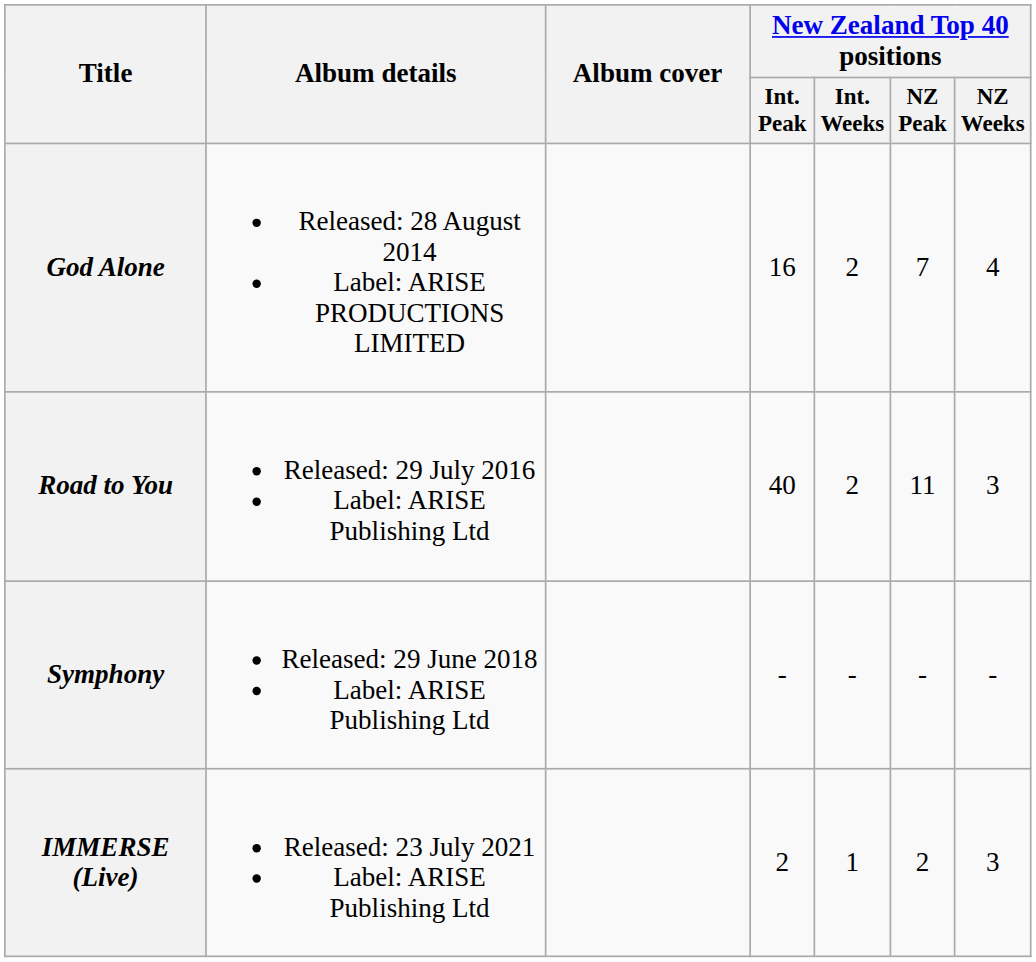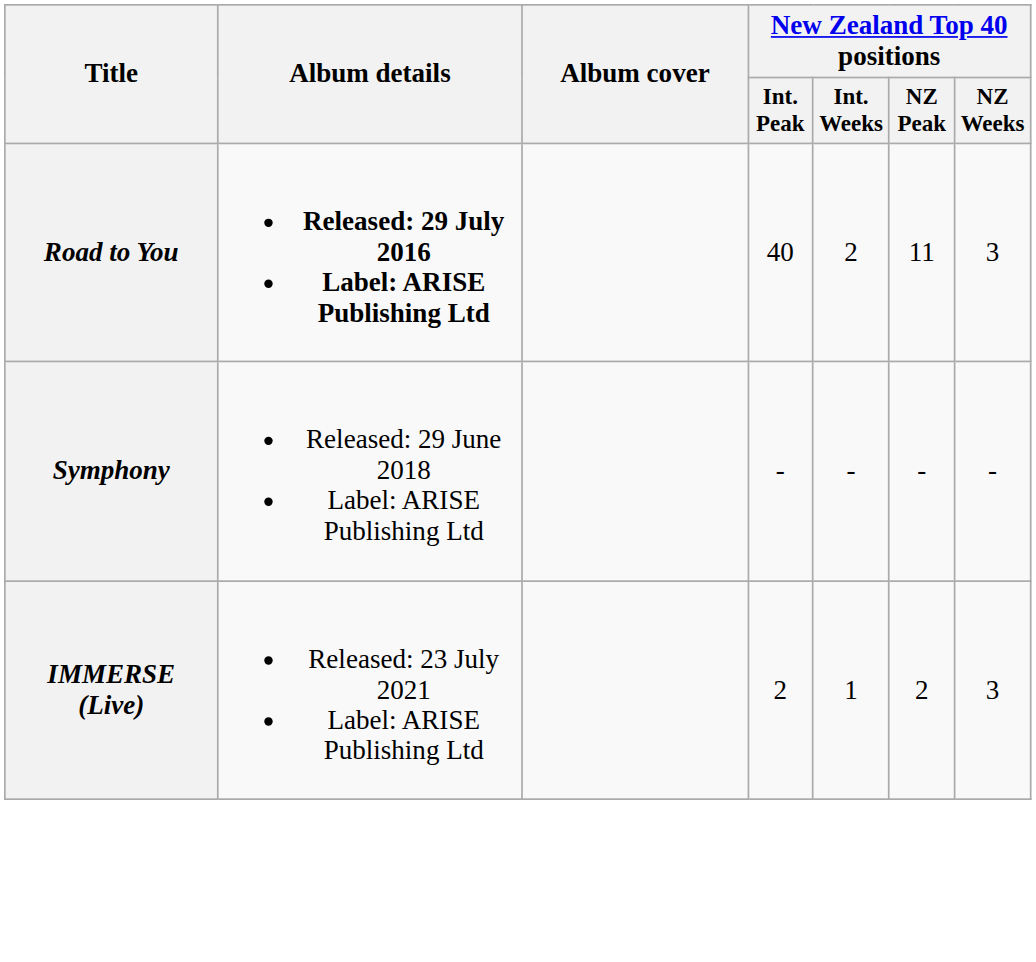- row: (106, 267)
(376, 501) normal -> (370, 268) bold
